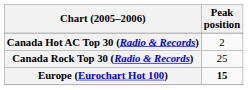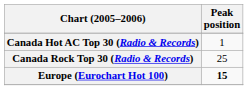(222, 42) 2 -> (222, 42) 1
